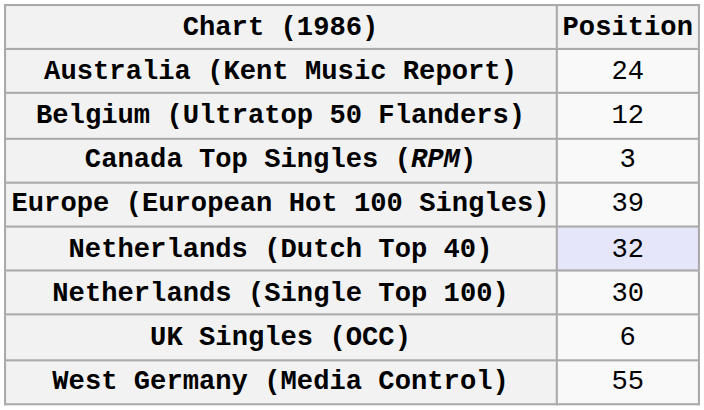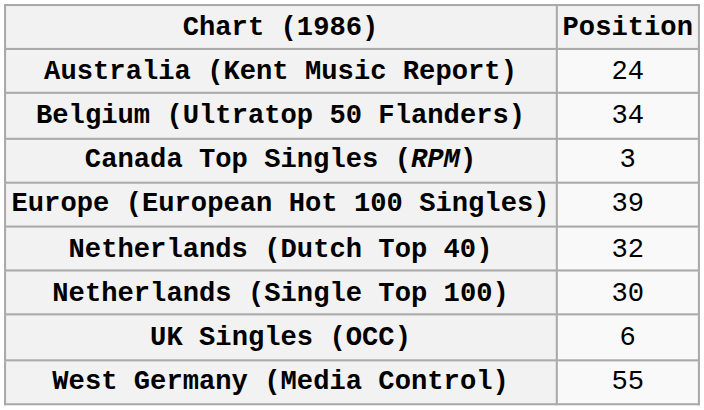(628, 116) 12 -> (628, 116) 34
(628, 249) lavender background -> (628, 249) no background
